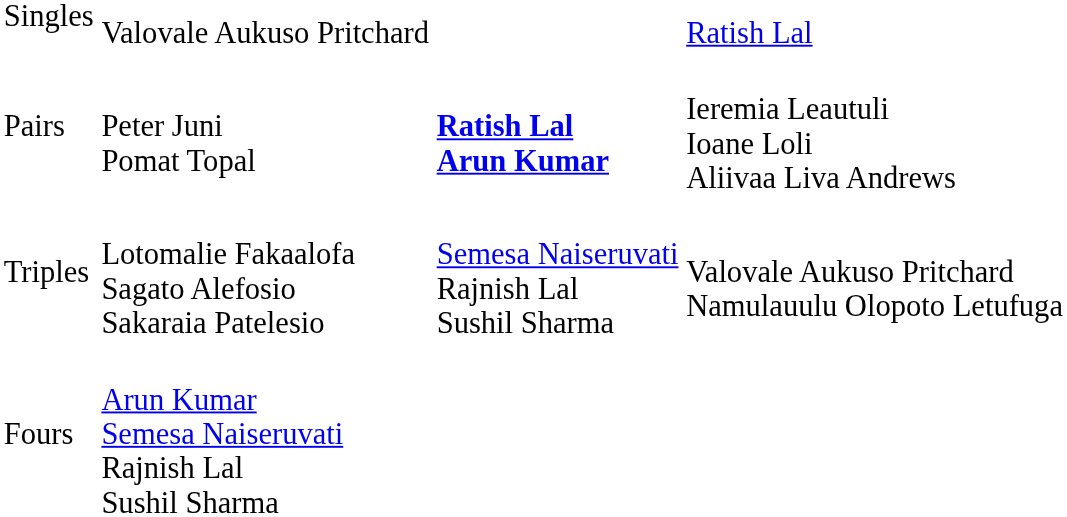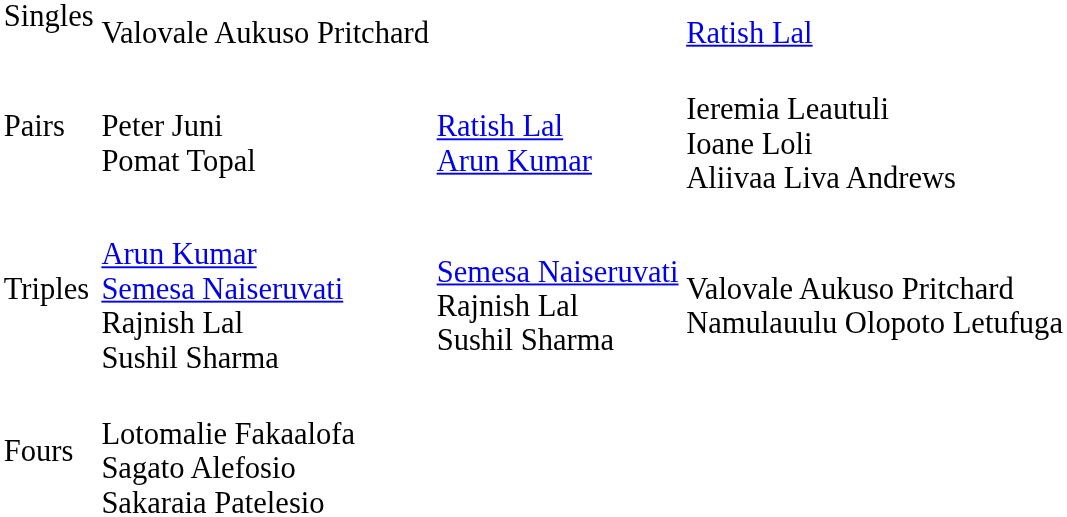(523, 143) bold -> (514, 143) normal
(228, 288) Lotomalie Fakaalofa Sagato Alefosio Sakaraia Patelesio -> (222, 305) Arun Kumar Semesa Naiseruvati Rajnish Lal Sushil Sharma
(222, 451) Arun Kumar Semesa Naiseruvati Rajnish Lal Sushil Sharma -> (228, 468) Lotomalie Fakaalofa Sagato Alefosio Sakaraia Patelesio
